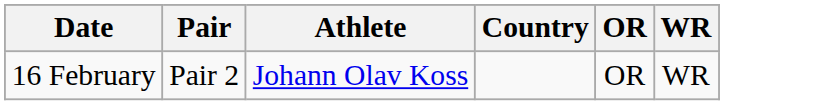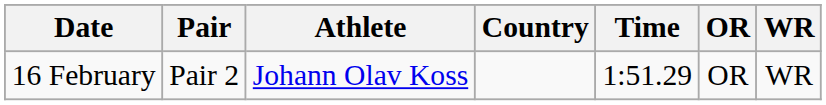+ column: (647, 27)
